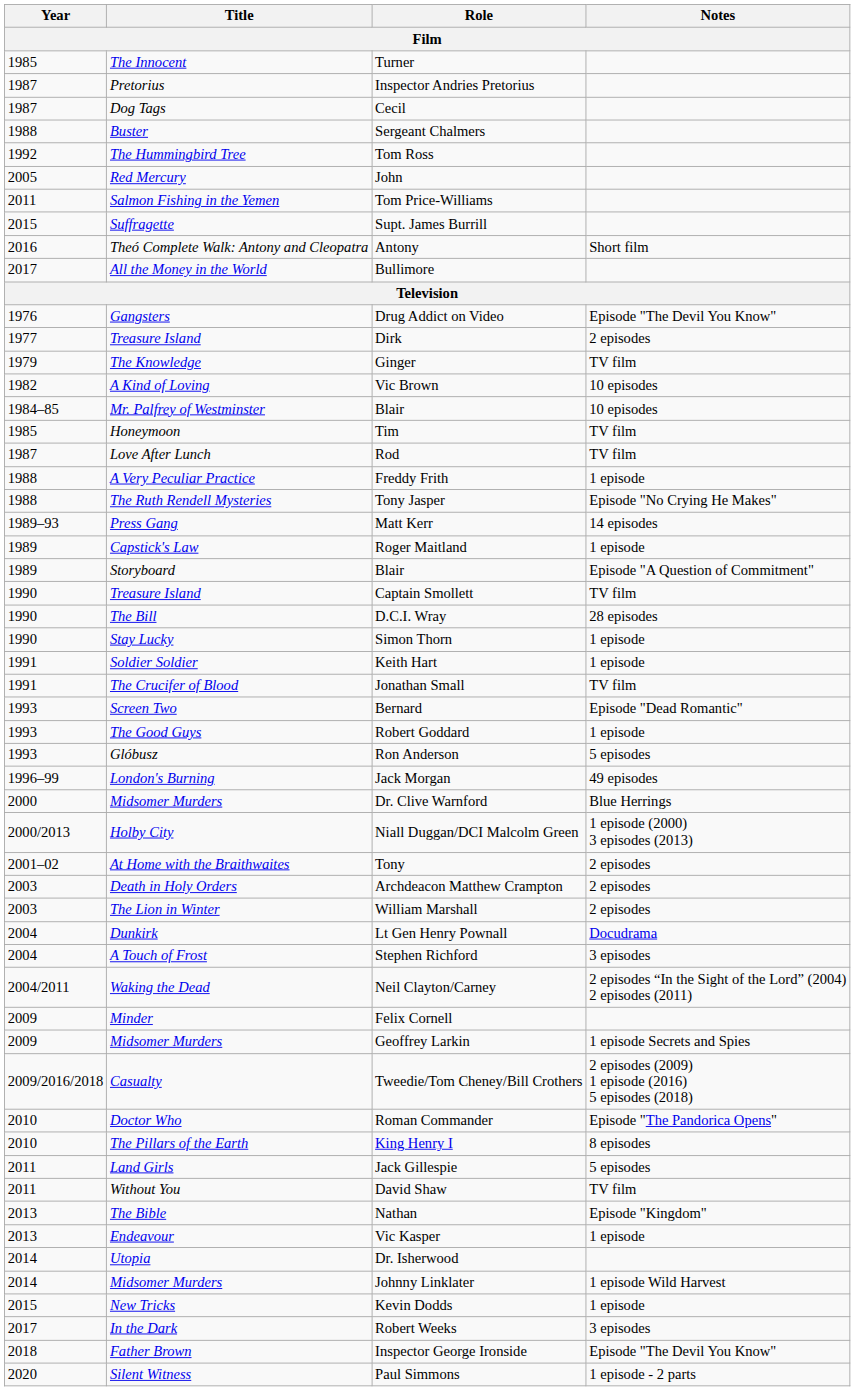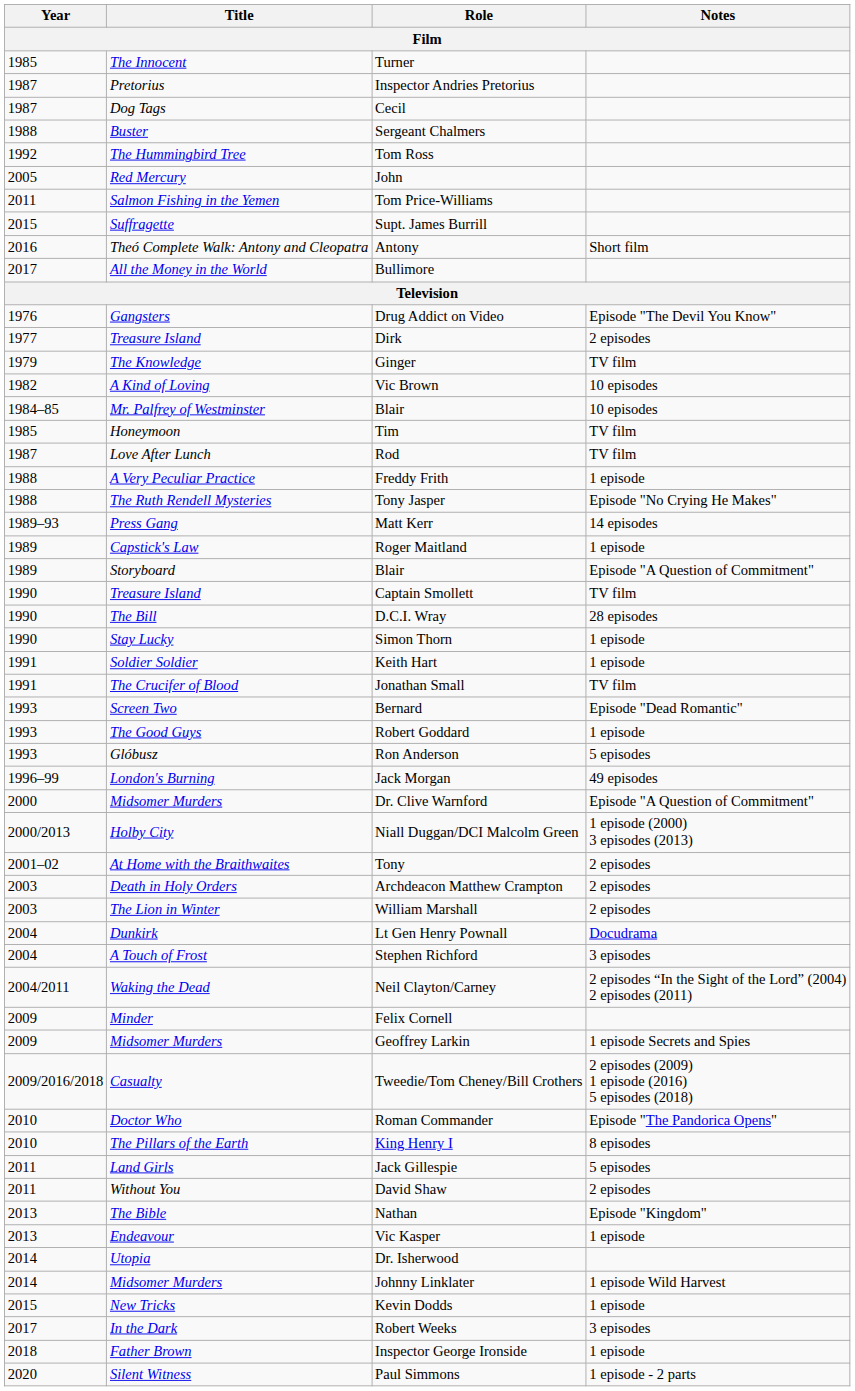(630, 801) Blue Herrings -> (702, 801) Episode "A Question of Commitment"
(613, 1189) TV film -> (620, 1189) 2 episodes
(683, 1351) Episode "The Devil You Know" -> (617, 1351) 1 episode
